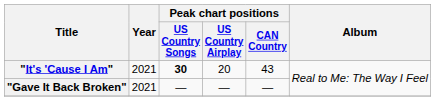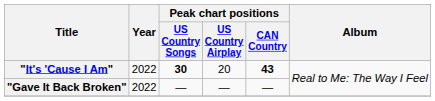(144, 69) 2021 -> (144, 69) 2022
(268, 69) normal -> (268, 69) bold
(144, 87) 2021 -> (144, 87) 2022
